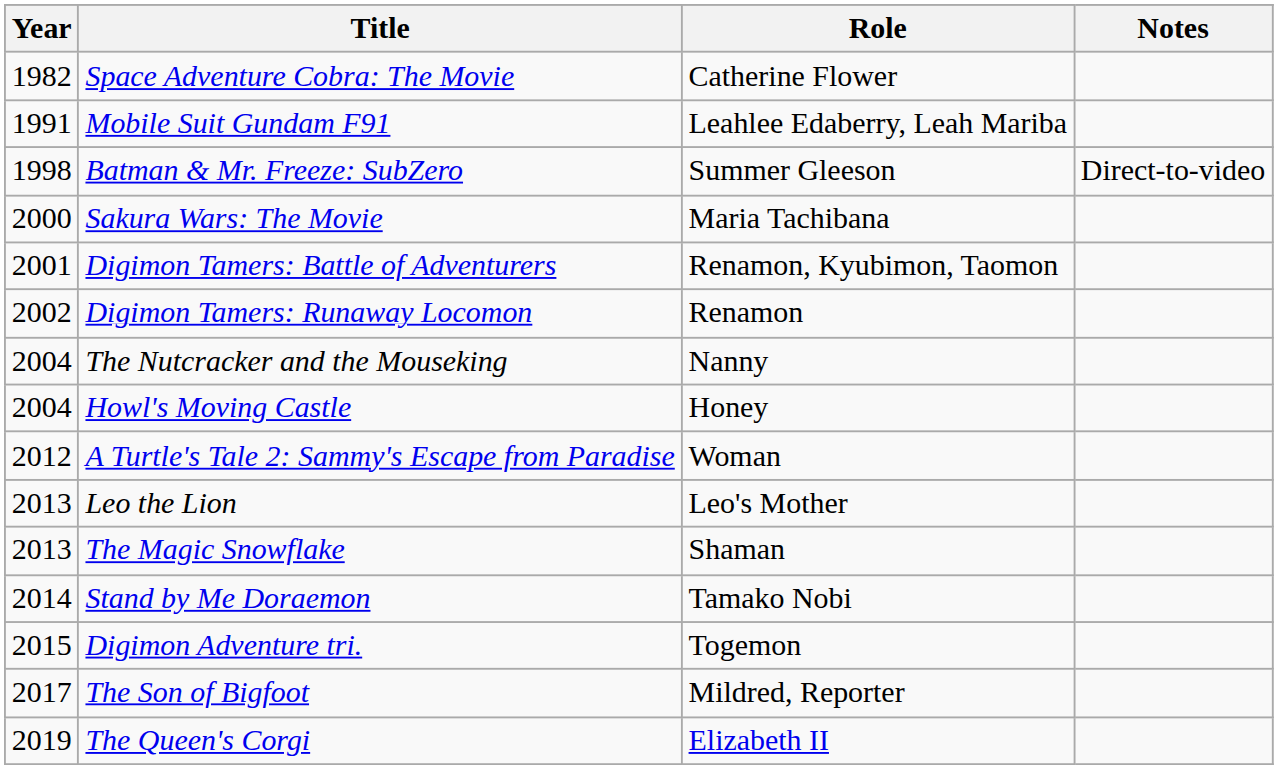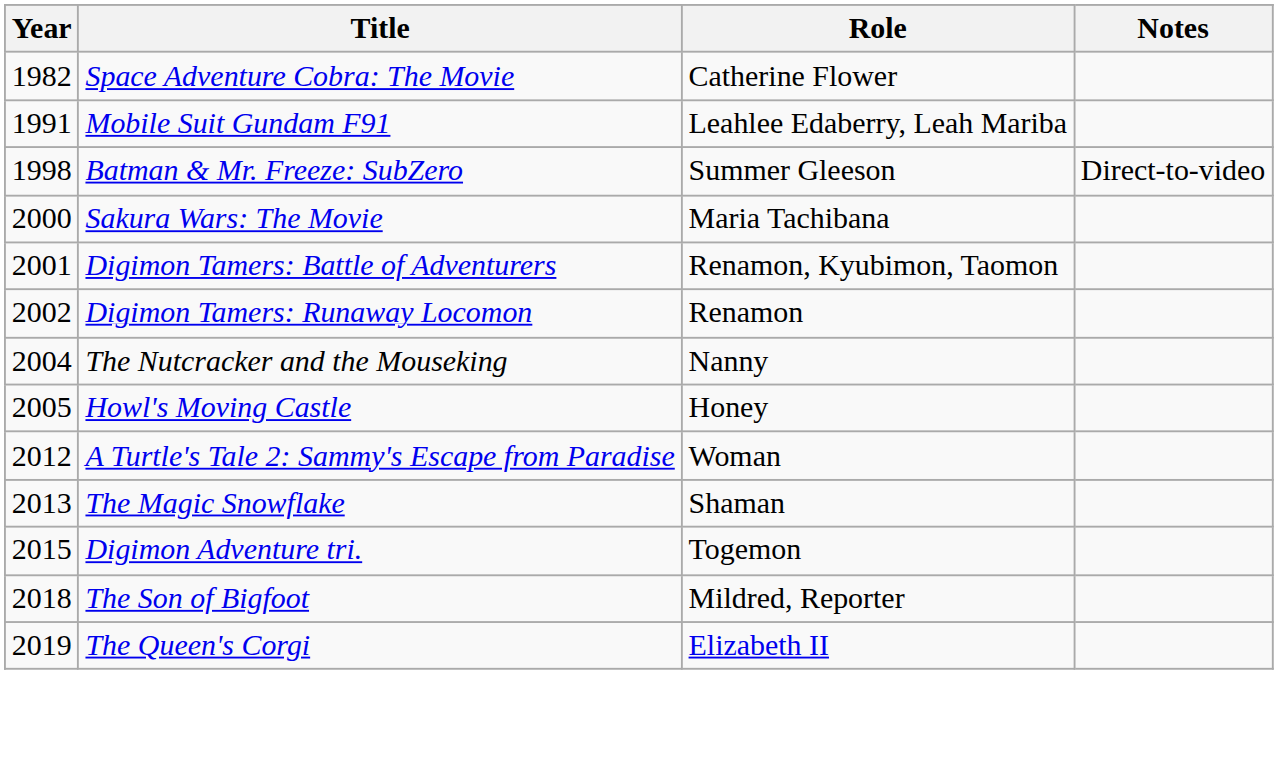(42, 407) 2004 -> (42, 407) 2005
- row: (161, 502)
- row: (228, 597)
(42, 692) 2017 -> (42, 597) 2018
